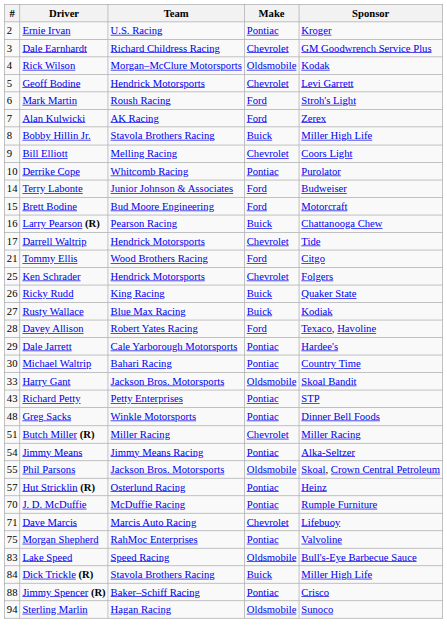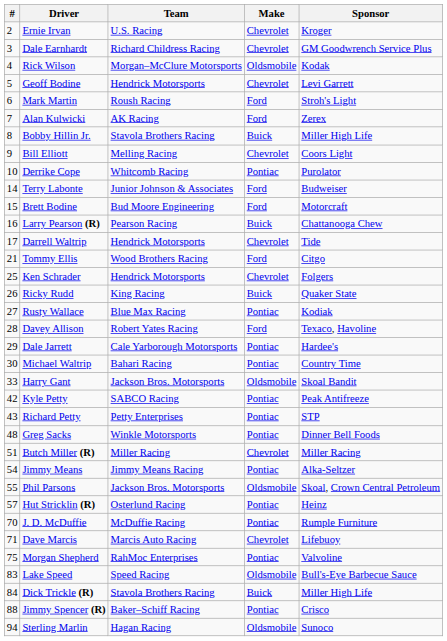(263, 31) Pontiac -> (268, 31) Chevrolet
(259, 311) Buick -> (263, 311) Pontiac
+ row: (45, 399)
